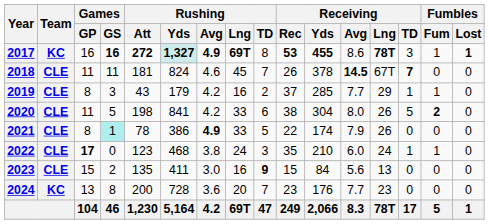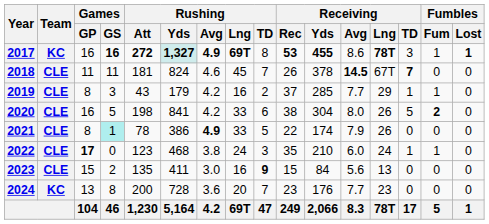(88, 111) 11 -> (88, 111) 16
